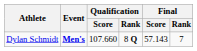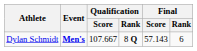(103, 39) 107.660 -> (103, 39) 107.667
(181, 39) 7 -> (181, 39) 6
